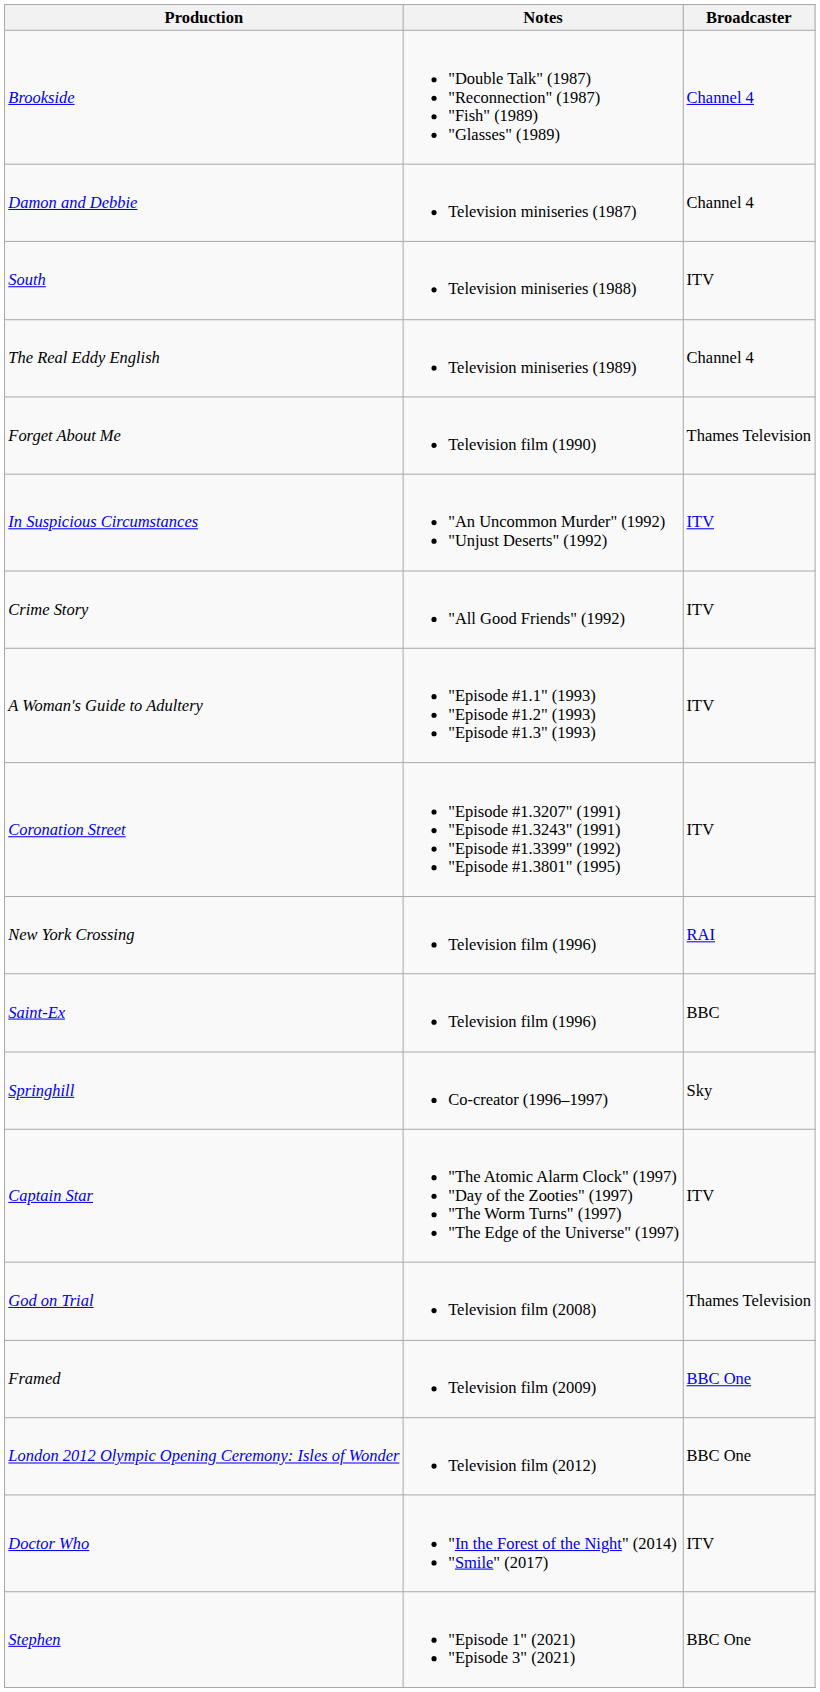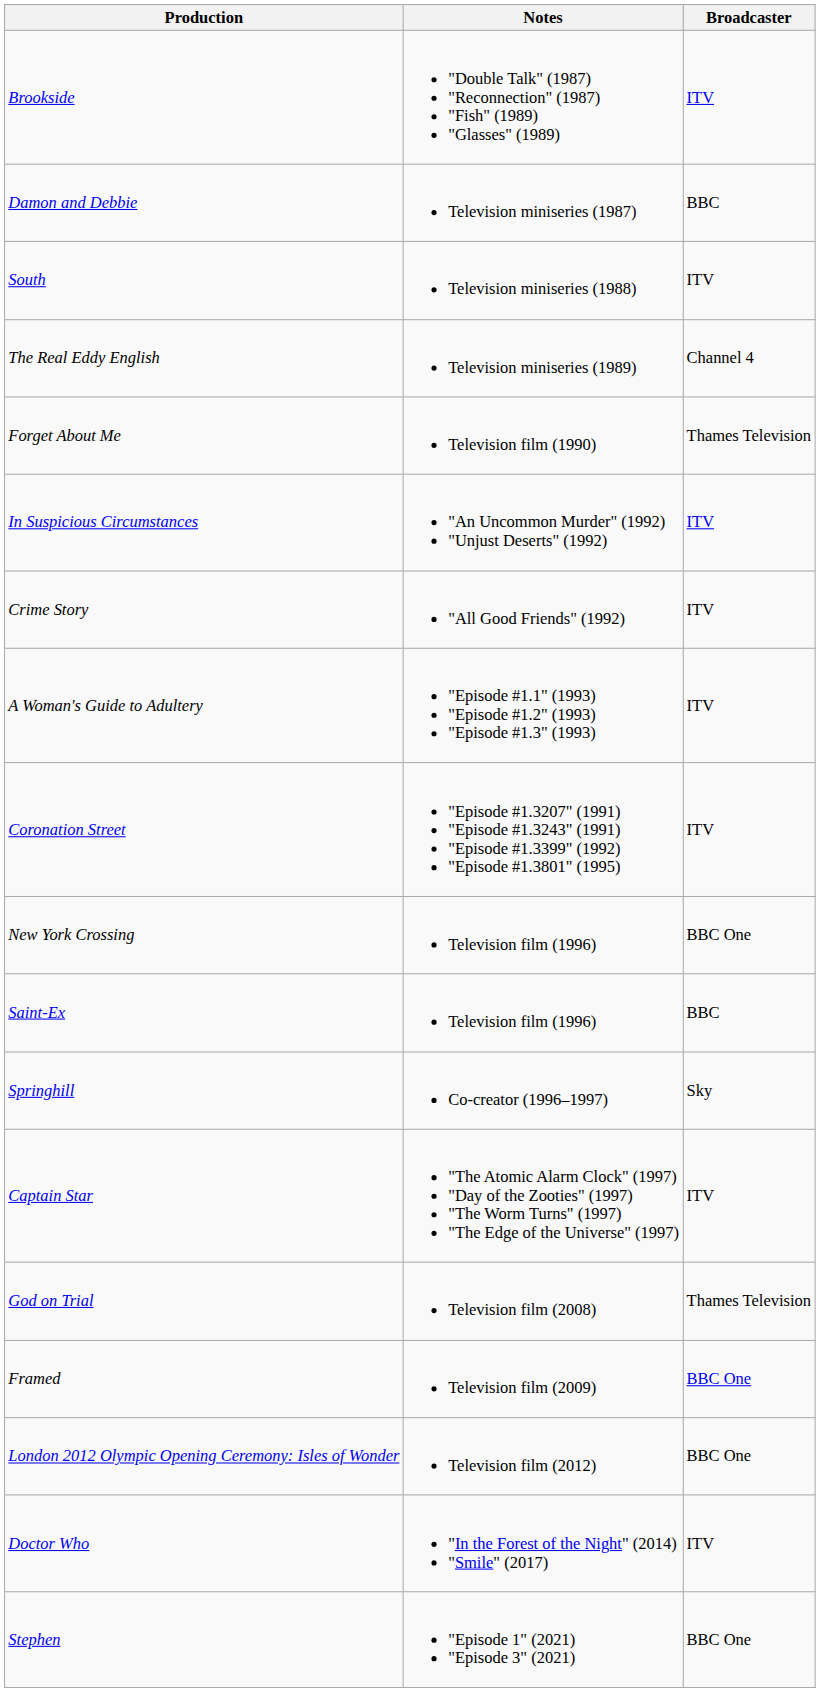(720, 97) Channel 4 -> (700, 97) ITV
(720, 202) Channel 4 -> (703, 202) BBC
(701, 935) RAI -> (719, 935) BBC One
